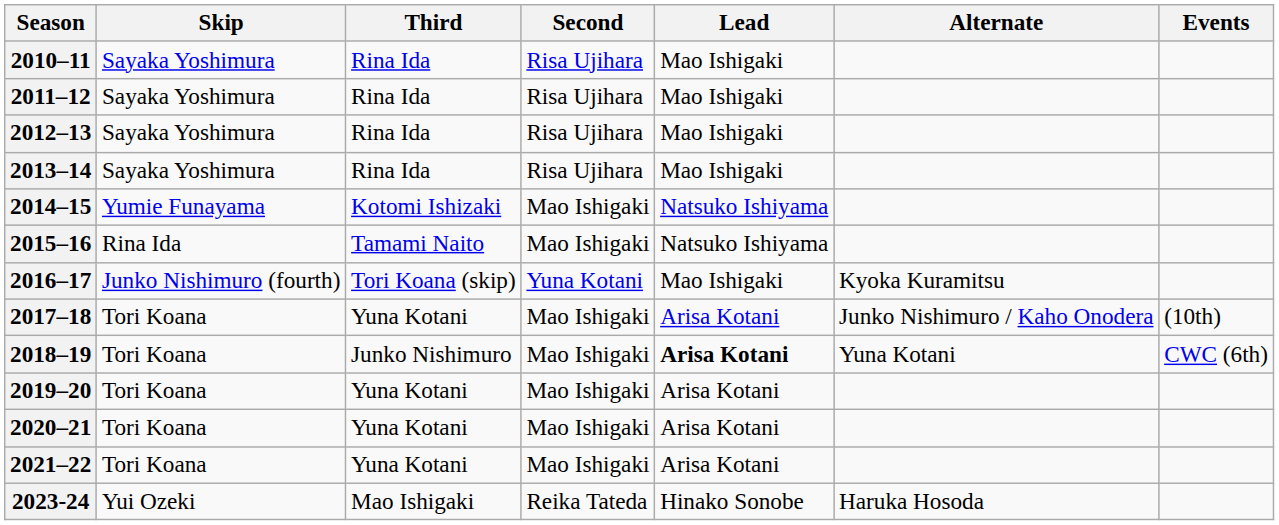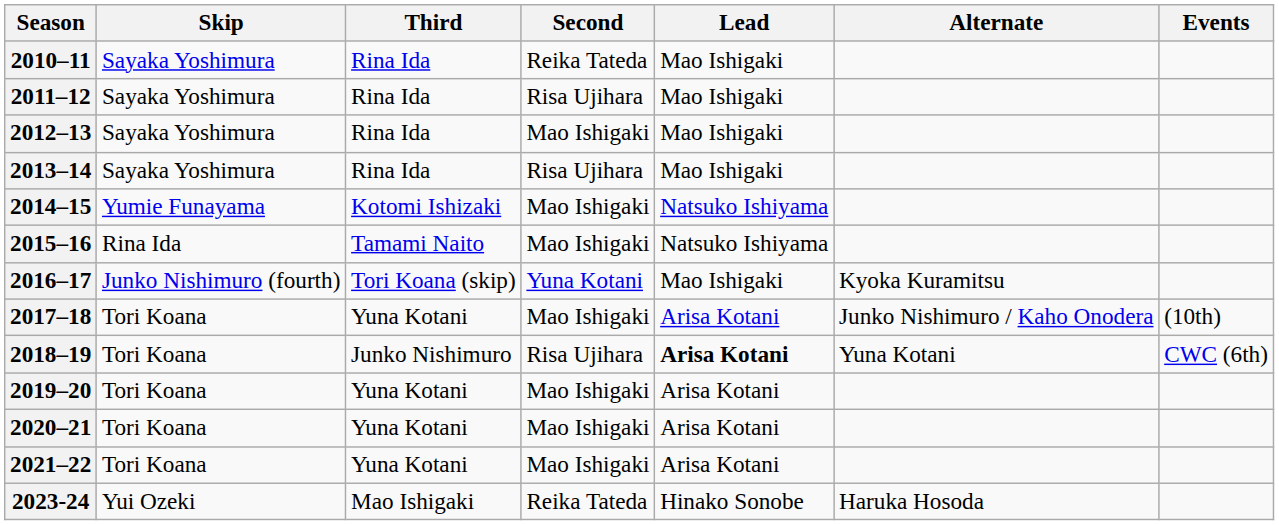(585, 59) Risa Ujihara -> (587, 59) Reika Tateda
(585, 133) Risa Ujihara -> (588, 133) Mao Ishigaki
(588, 354) Mao Ishigaki -> (585, 354) Risa Ujihara
